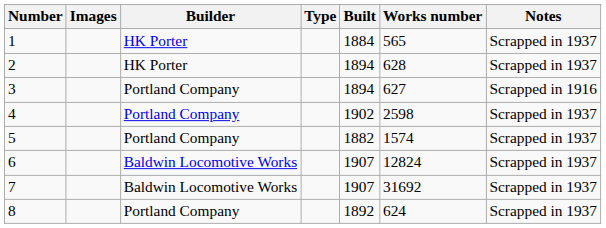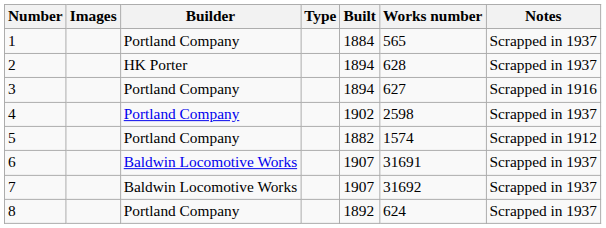(156, 41) HK Porter -> (182, 41) Portland Company
(543, 138) Scrapped in 1937 -> (543, 138) Scrapped in 1912
(402, 162) 12824 -> (402, 162) 31691
